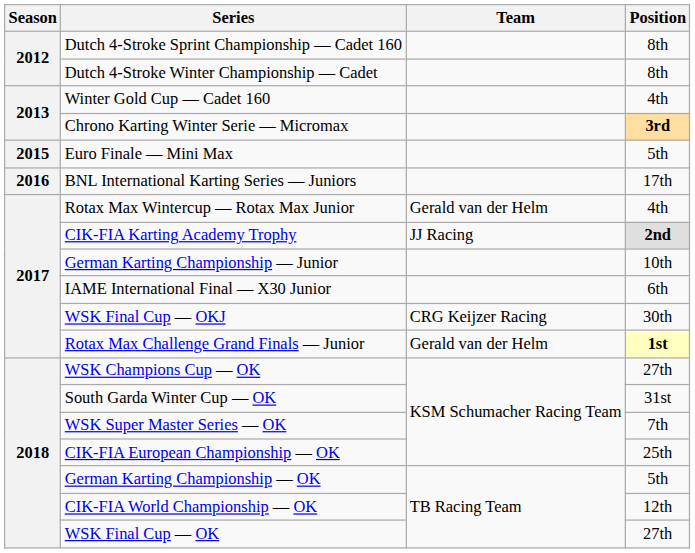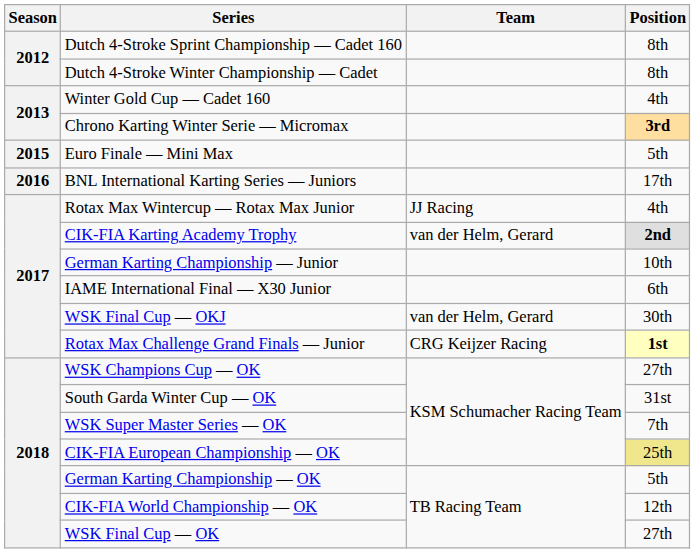(479, 207) Gerald van der Helm -> (441, 207) JJ Racing
(441, 234) JJ Racing -> (481, 234) van der Helm, Gerard
(478, 316) CRG Keijzer Racing -> (481, 316) van der Helm, Gerard
(479, 343) Gerald van der Helm -> (478, 343) CRG Keijzer Racing
(658, 452) no background -> (658, 452) khaki background
